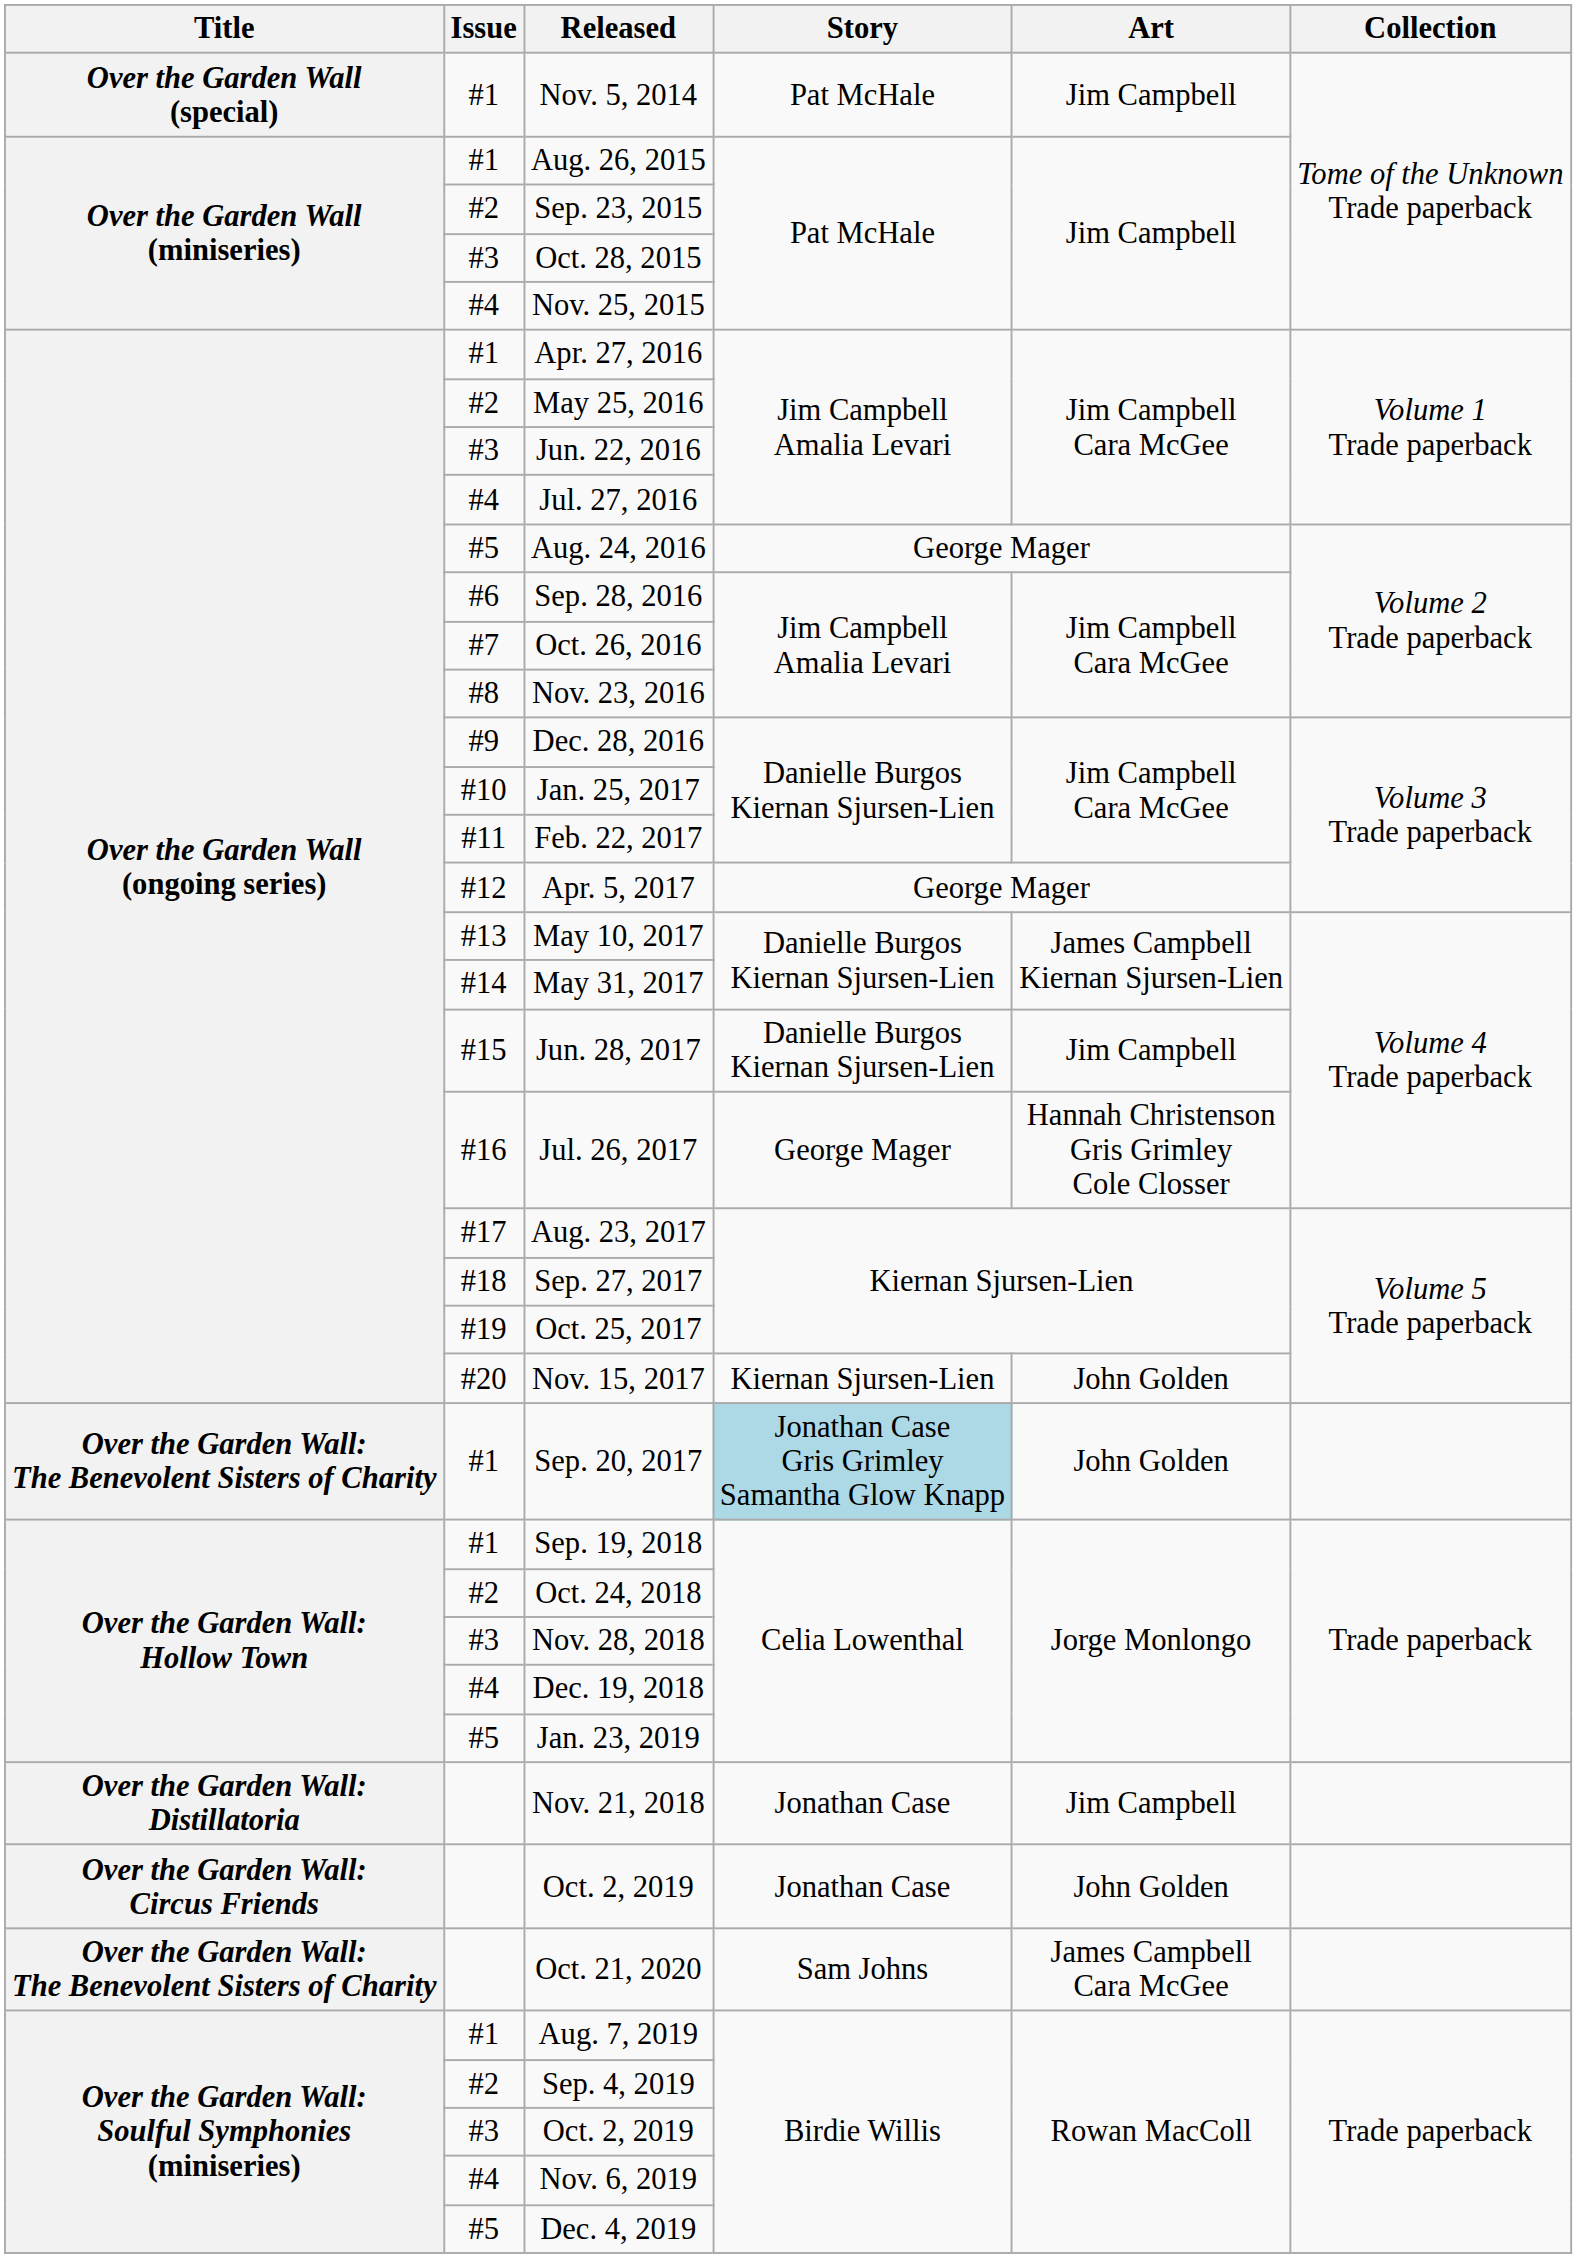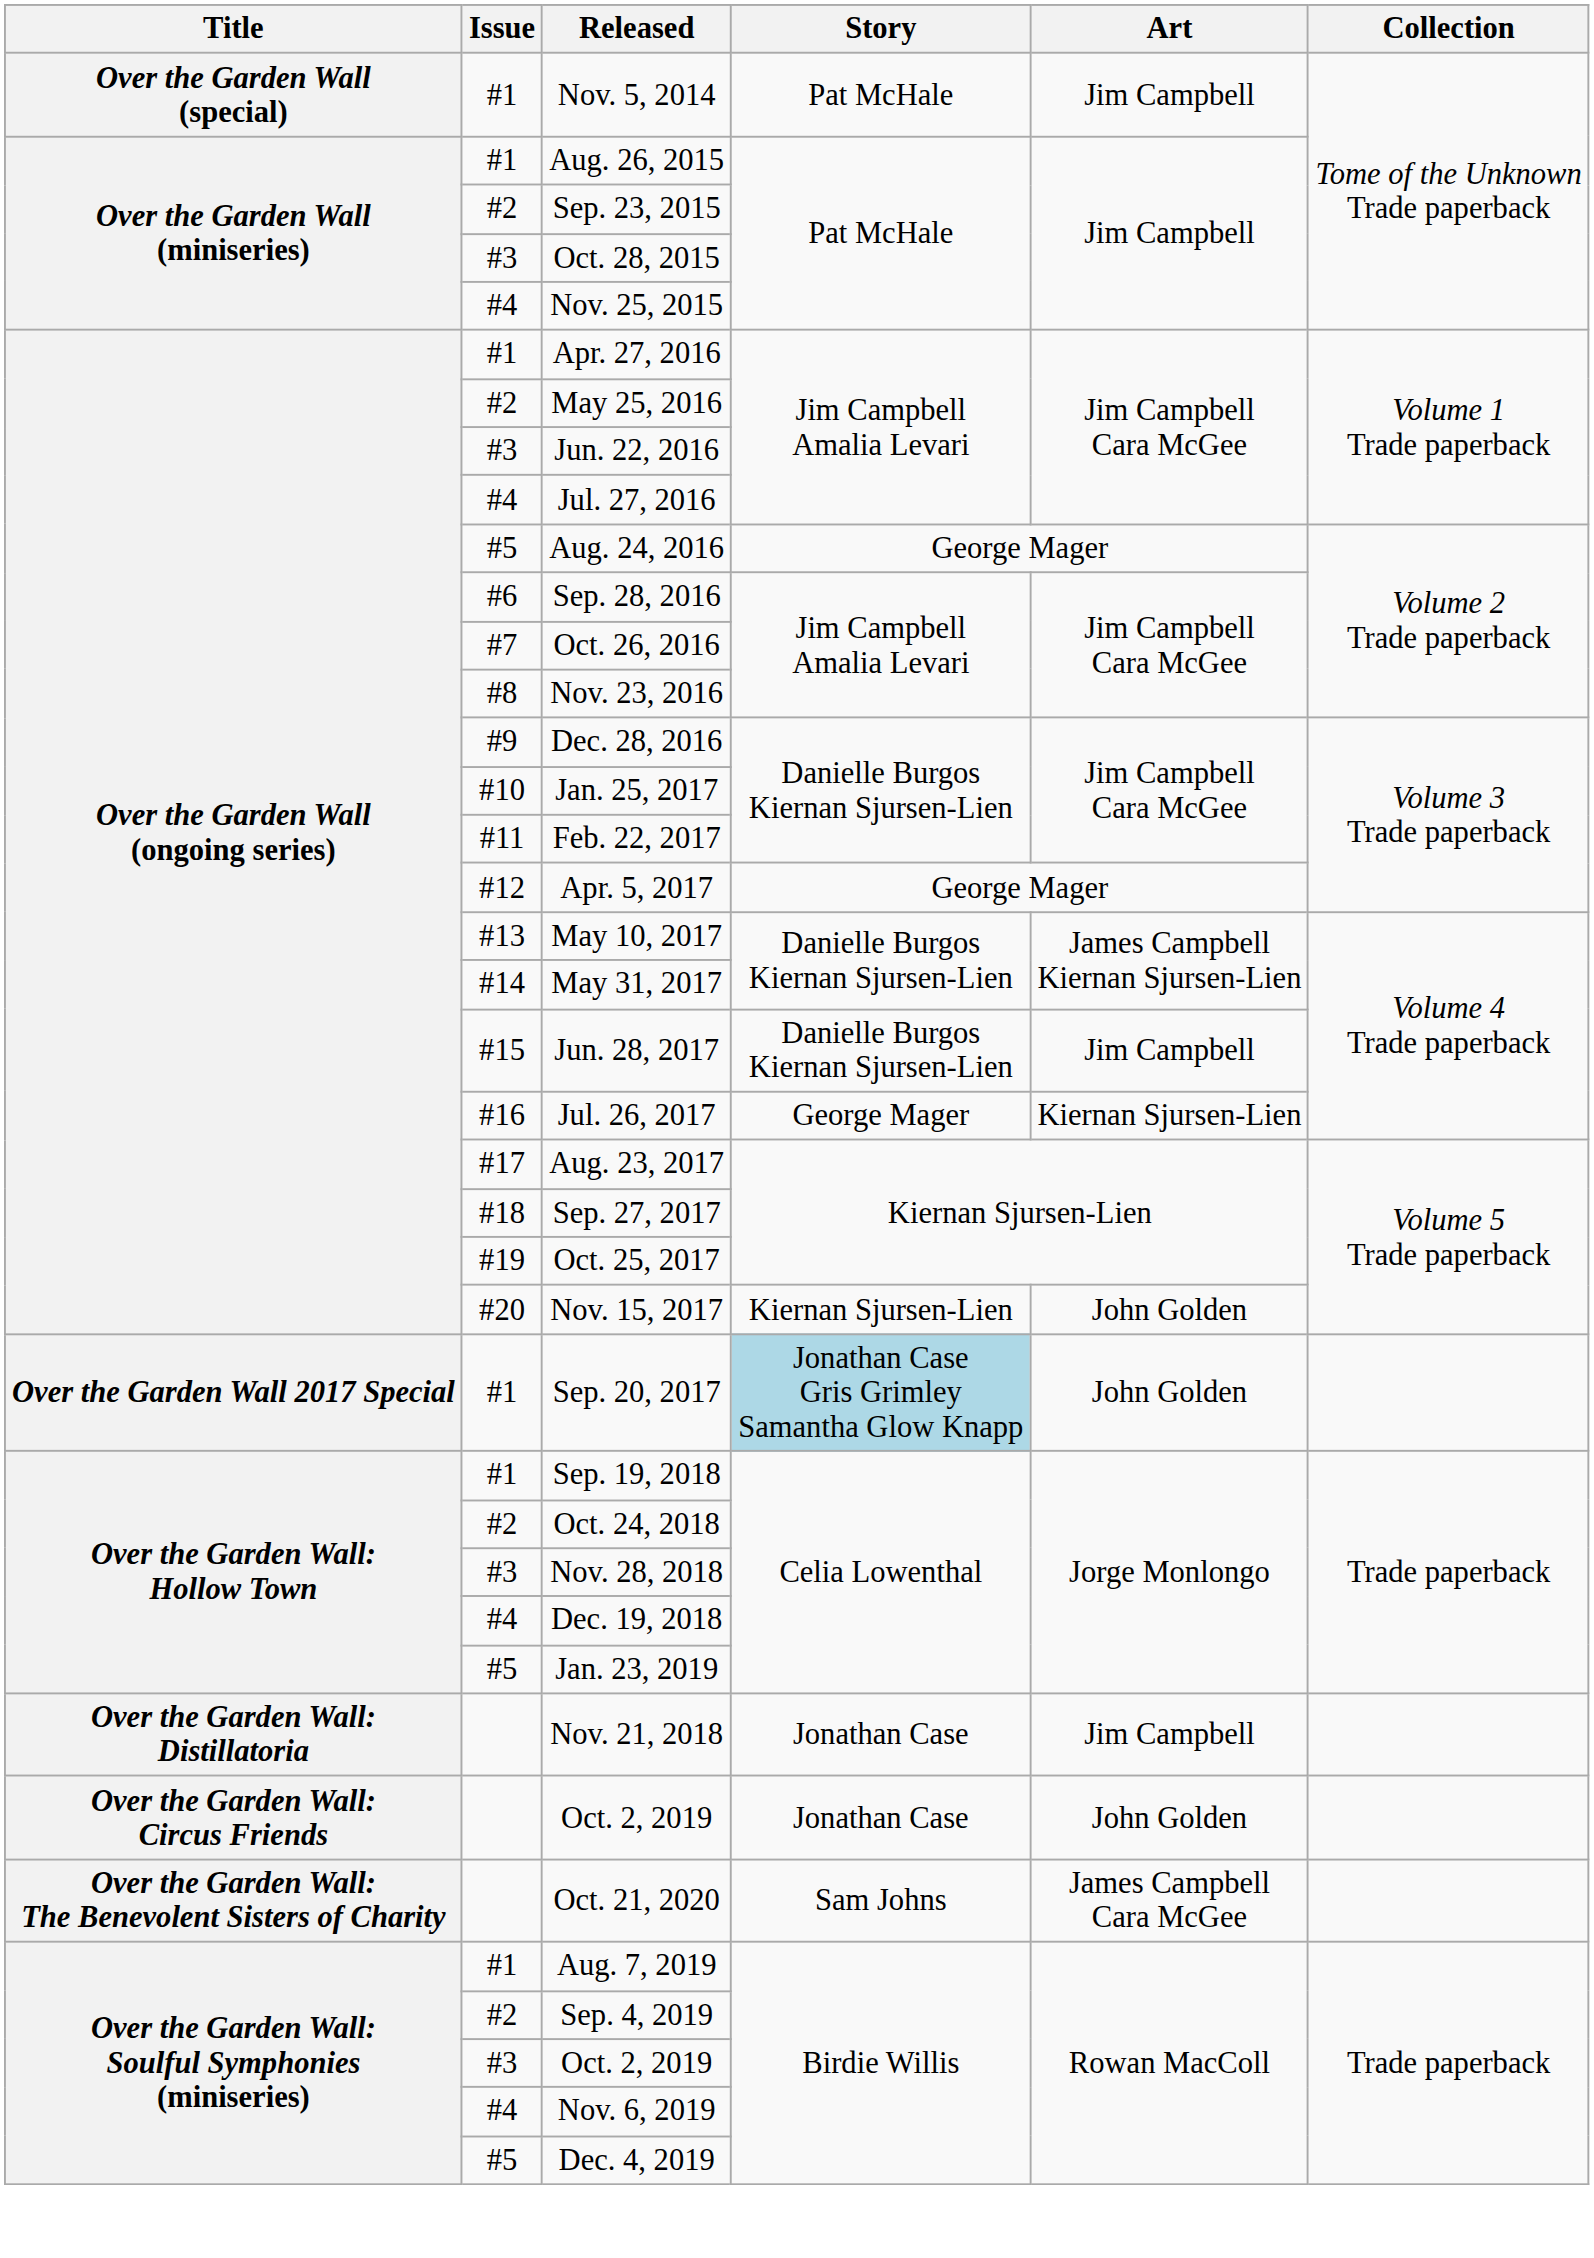(1151, 1149) Hannah Christenson Gris Grimley Cole Closser -> (1169, 1115) Kiernan Sjursen-Lien
(224, 1460) Over the Garden Wall: The Benevolent Sisters of Charity -> (233, 1391) Over the Garden Wall 2017 Special
